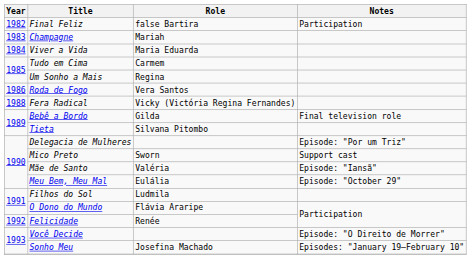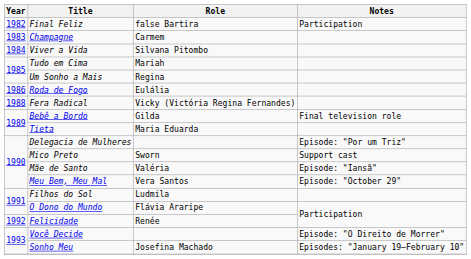(150, 37) Mariah -> (150, 37) Carmem
(167, 50) Maria Eduarda -> (172, 50) Silvana Pitombo
(150, 63) Carmem -> (150, 63) Mariah
(162, 90) Vera Santos -> (152, 90) Eulália
(172, 129) Silvana Pitombo -> (167, 129) Maria Eduarda
(152, 182) Eulália -> (162, 182) Vera Santos
